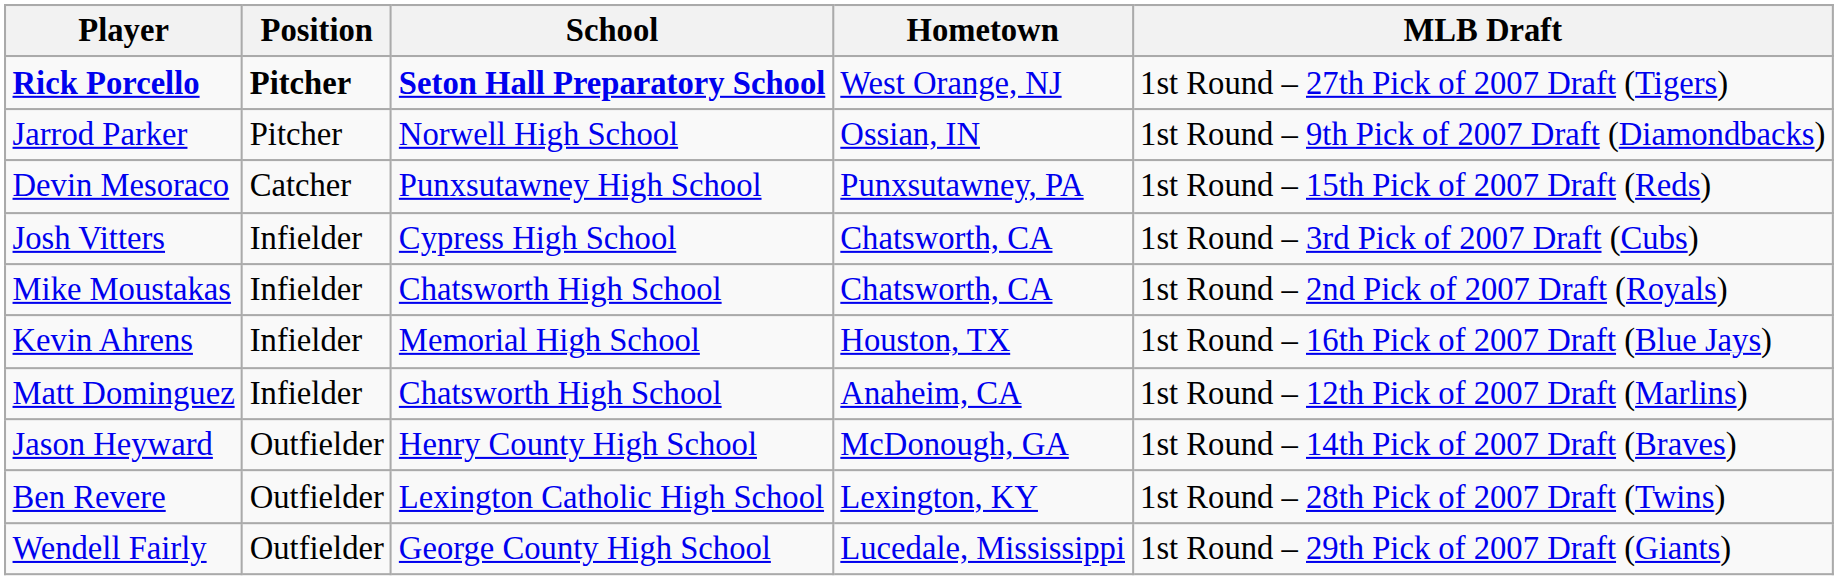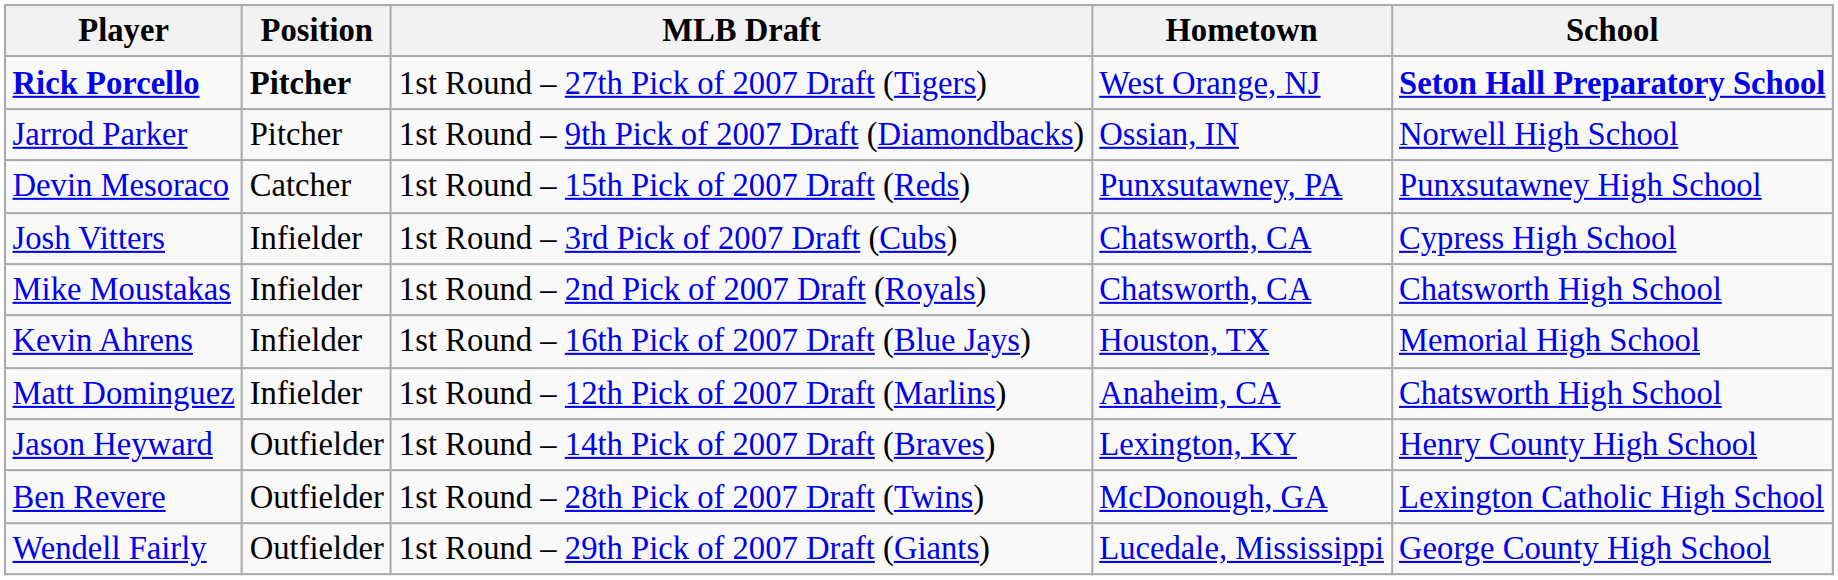columns swapped: (612, 30) <-> (1483, 30)
(955, 444) McDonough, GA -> (1198, 444) Lexington, KY
(939, 496) Lexington, KY -> (1214, 496) McDonough, GA
